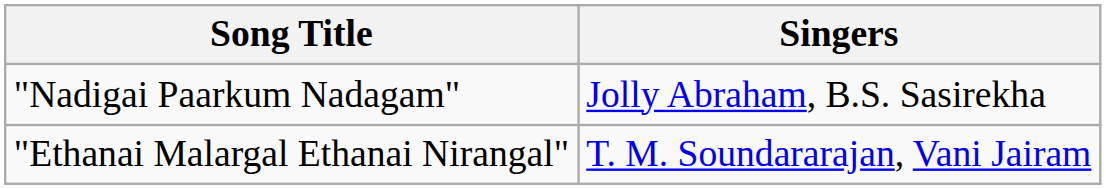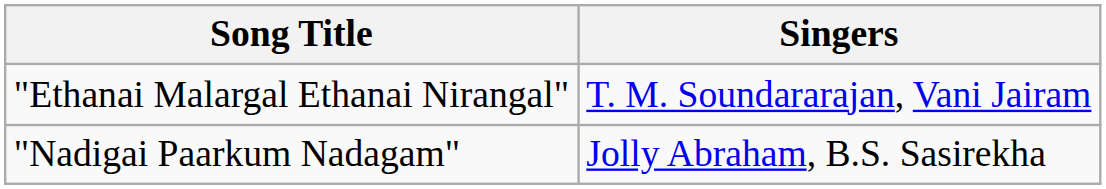rows swapped: (291, 153) <-> (237, 93)
